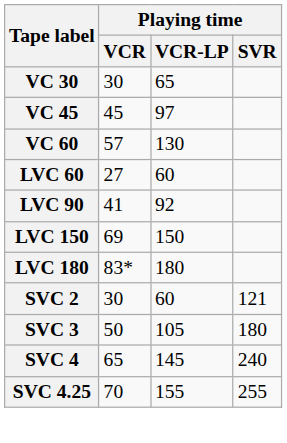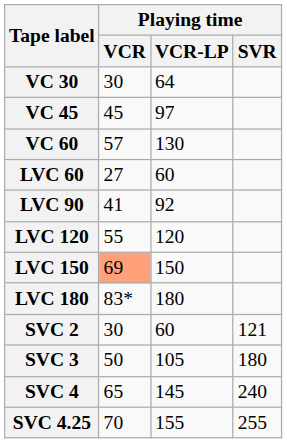(165, 81) 65 -> (165, 81) 64
+ row: (52, 236)
(113, 236) no background -> (113, 267) lightsalmon background
